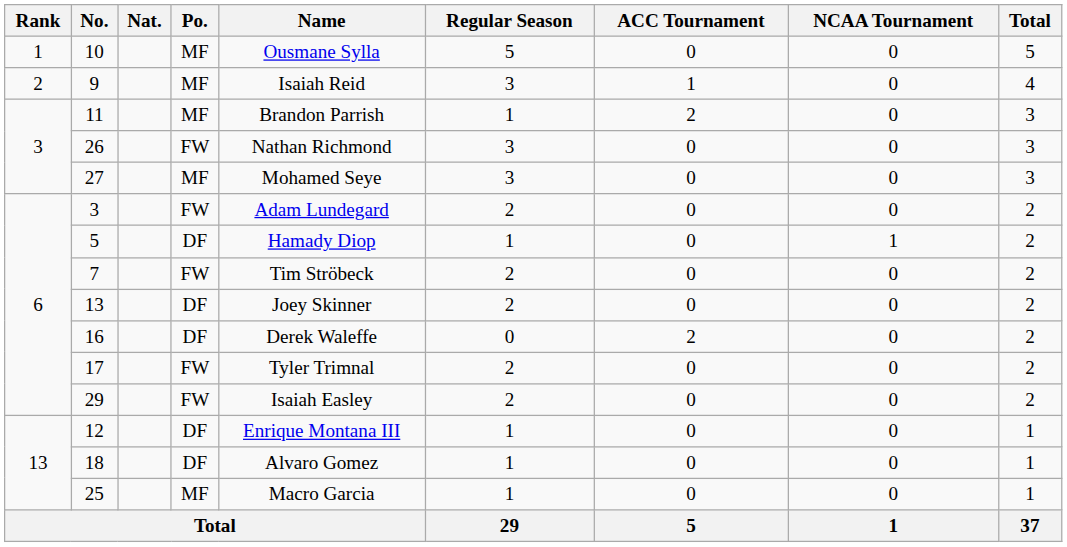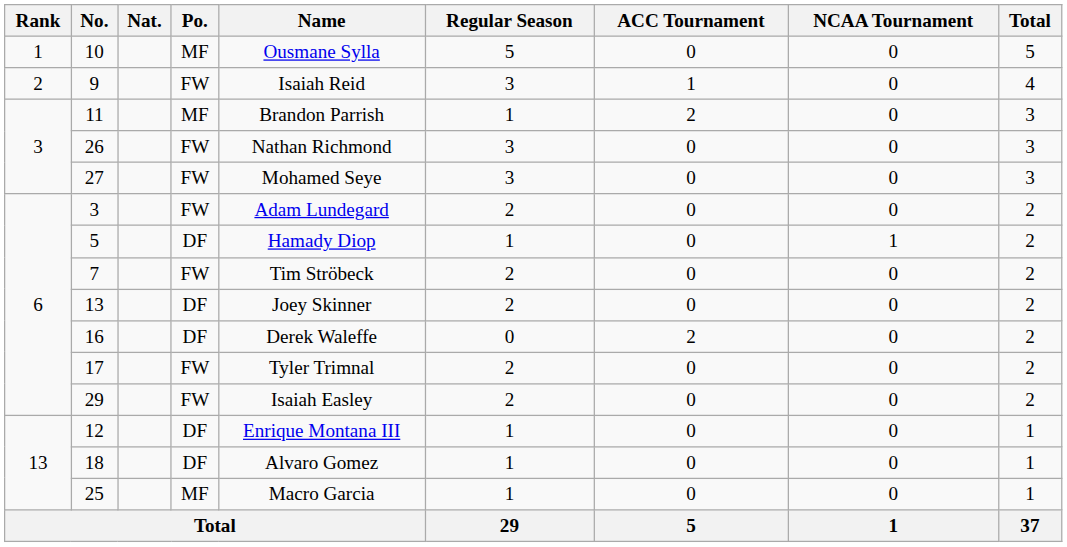(195, 83) MF -> (195, 83) FW
(195, 178) MF -> (195, 178) FW
